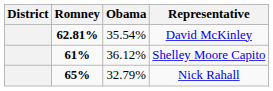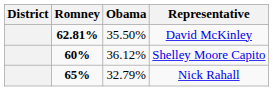(126, 34) 35.54% -> (126, 34) 35.50%
(77, 55) 61% -> (77, 55) 60%
